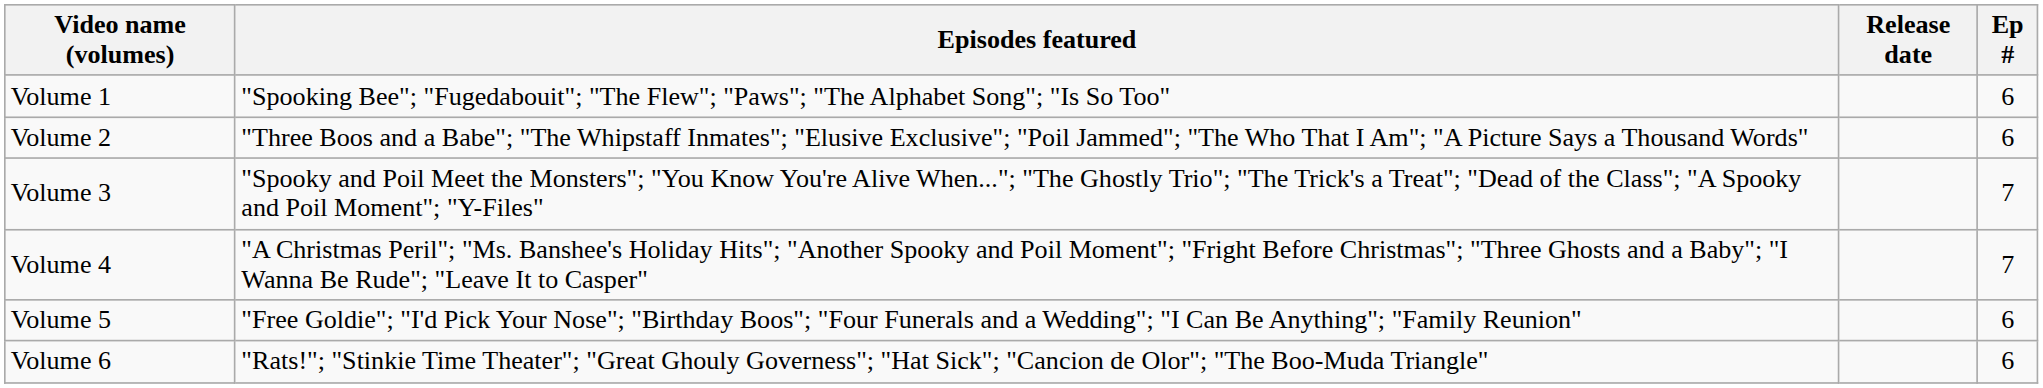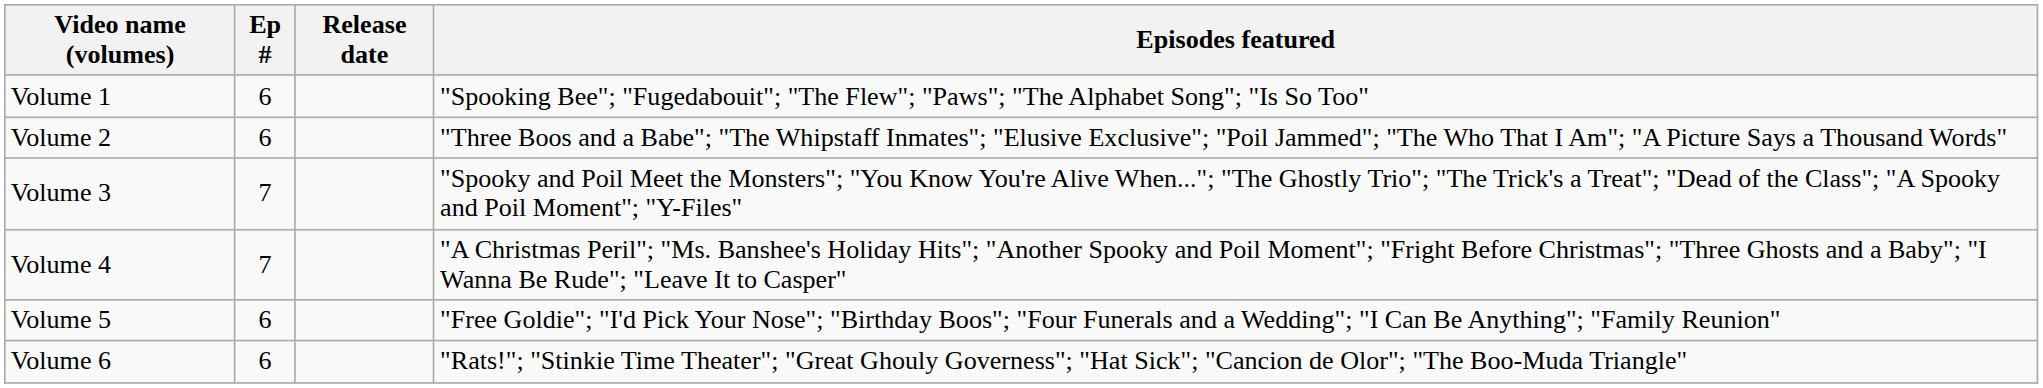columns swapped: (2008, 39) <-> (1037, 39)
